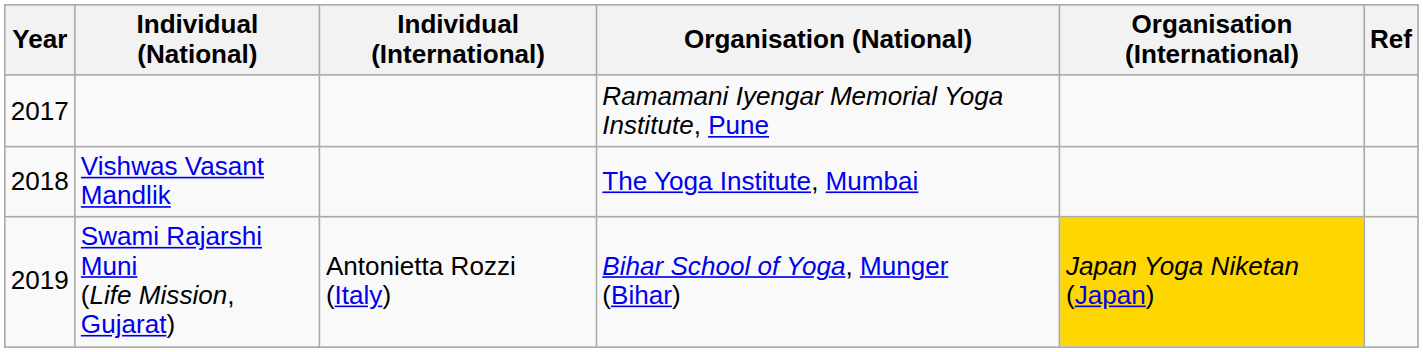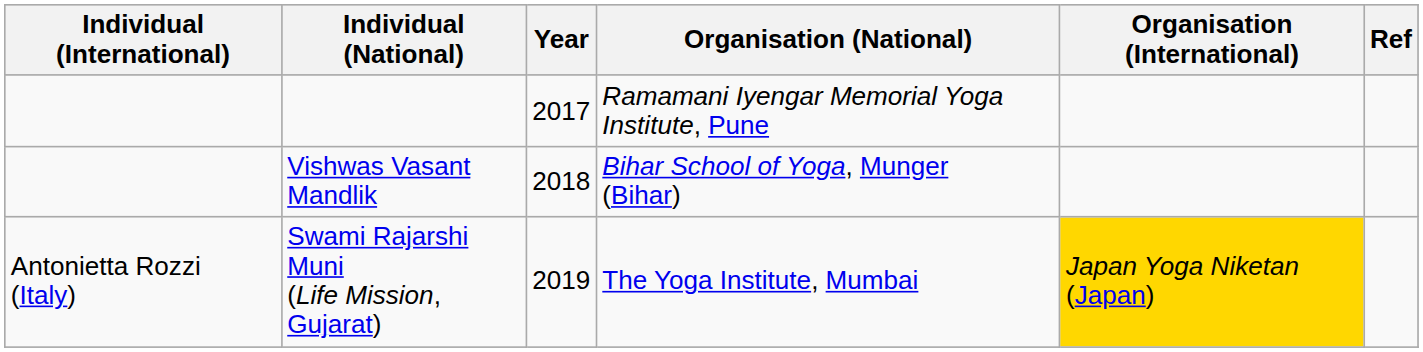columns swapped: (40, 39) <-> (458, 39)
(760, 181) The Yoga Institute, Mumbai -> (775, 181) Bihar School of Yoga, Munger (Bihar)
(775, 281) Bihar School of Yoga, Munger (Bihar) -> (760, 281) The Yoga Institute, Mumbai
